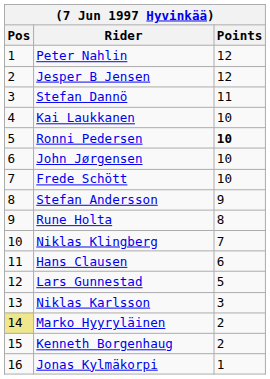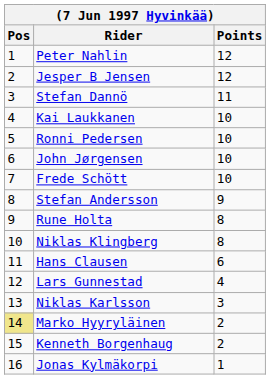(224, 138) bold -> (224, 138) normal
(221, 241) 7 -> (221, 241) 8
(221, 282) 5 -> (221, 282) 4
